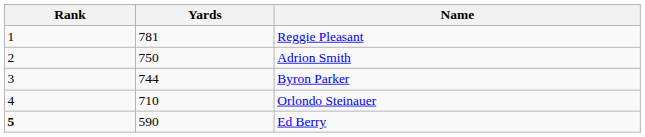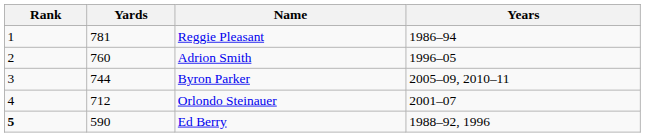+ column: (523, 15)
(149, 57) 750 -> (100, 57) 760
(149, 100) 710 -> (100, 100) 712
